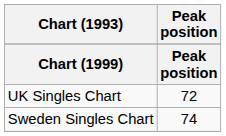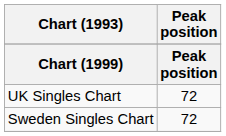(189, 119) 74 -> (189, 119) 72
